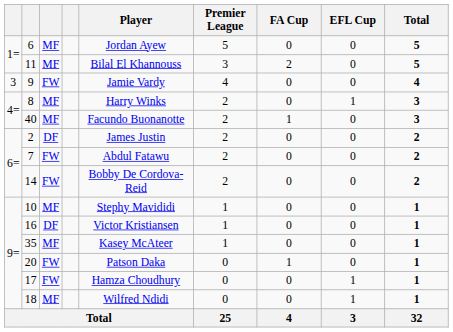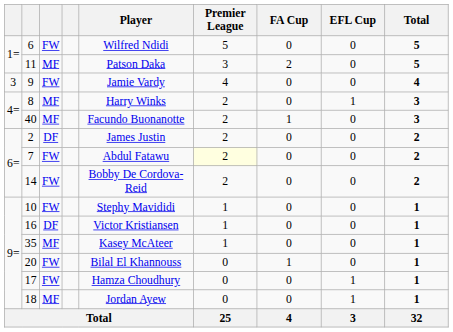(51, 45) MF -> (51, 45) FW
(136, 45) Jordan Ayew -> (136, 45) Wilfred Ndidi
(136, 63) Bilal El Khannouss -> (136, 63) Patson Daka
(225, 156) no background -> (225, 156) lightyellow background
(51, 206) MF -> (51, 206) FW
(136, 262) Patson Daka -> (136, 262) Bilal El Khannouss
(136, 299) Wilfred Ndidi -> (136, 299) Jordan Ayew
